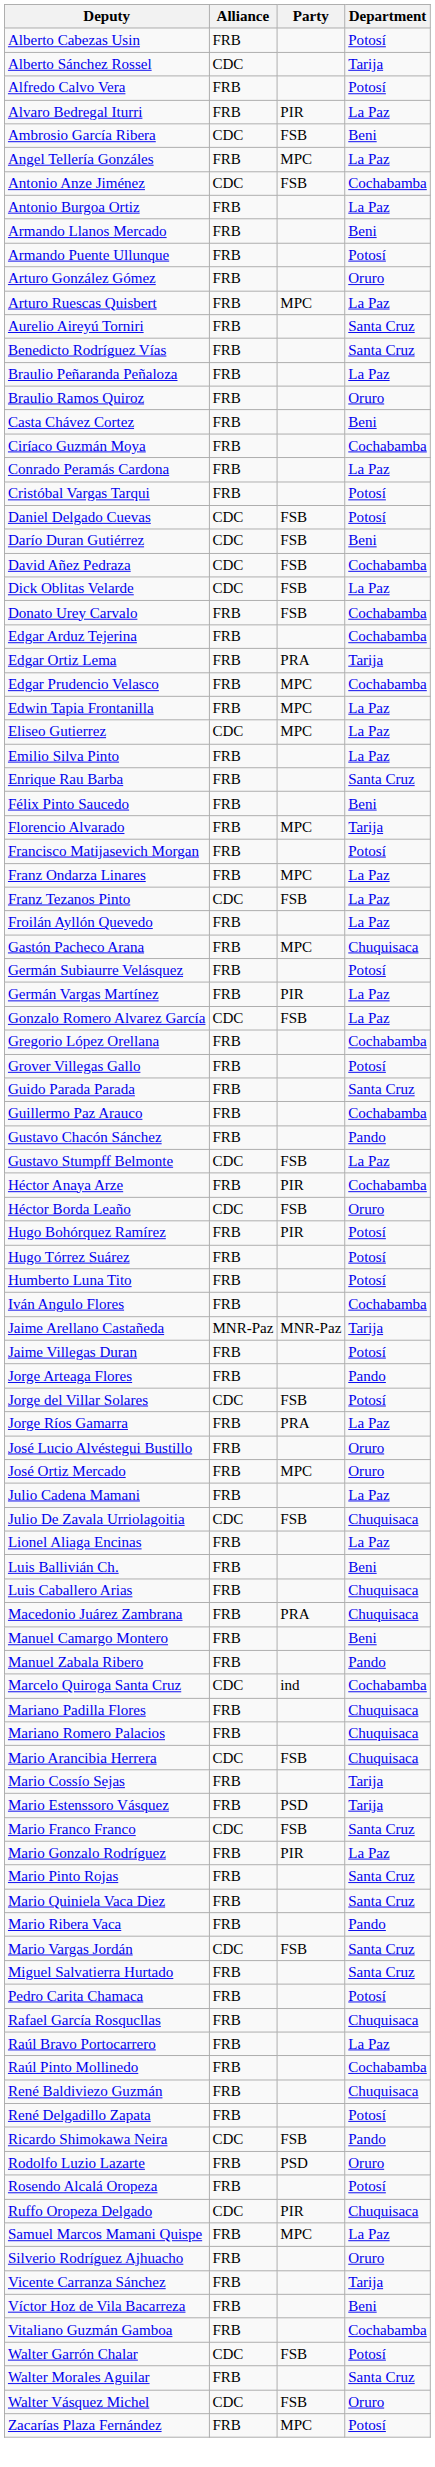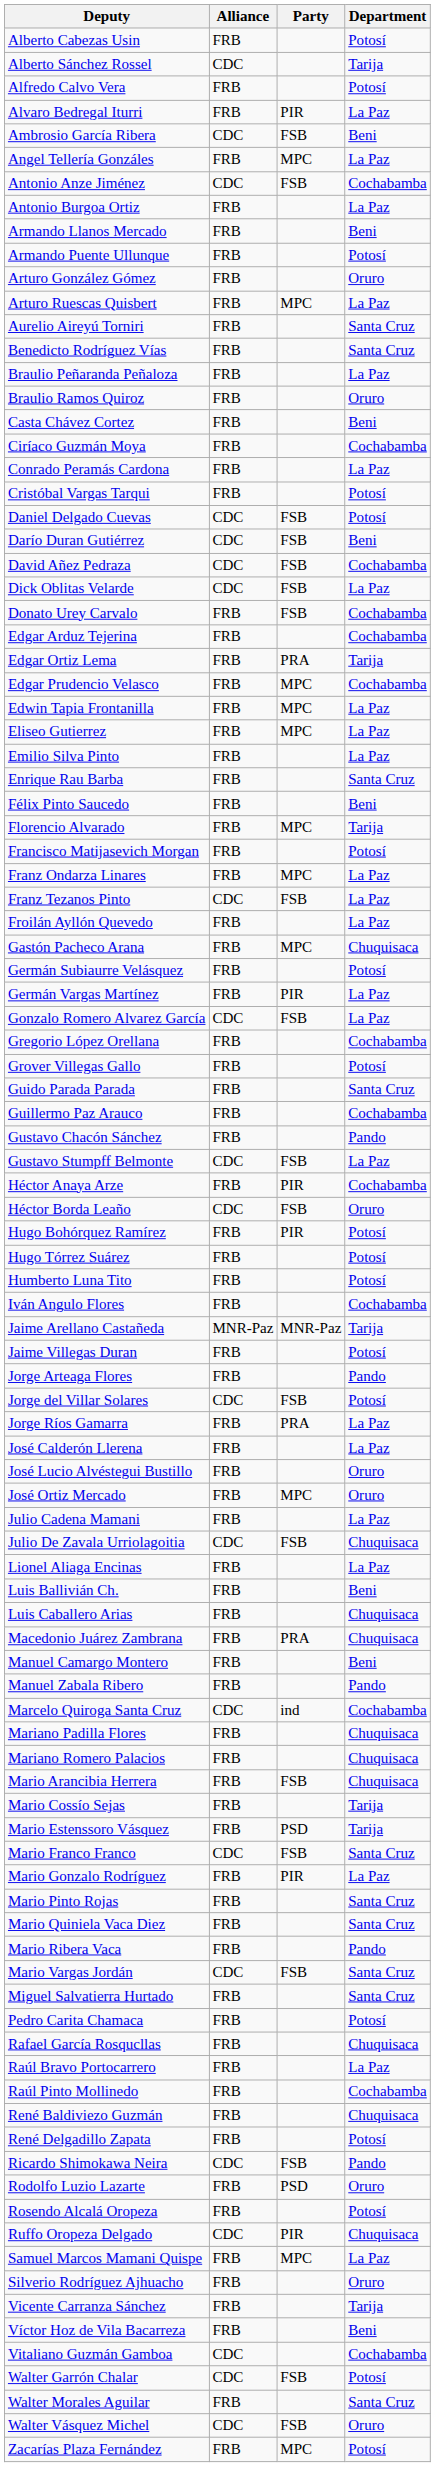(228, 732) CDC -> (227, 732) FRB
+ row: (75, 1447)
(228, 1757) CDC -> (227, 1781) FRB
(227, 2330) FRB -> (228, 2353) CDC
